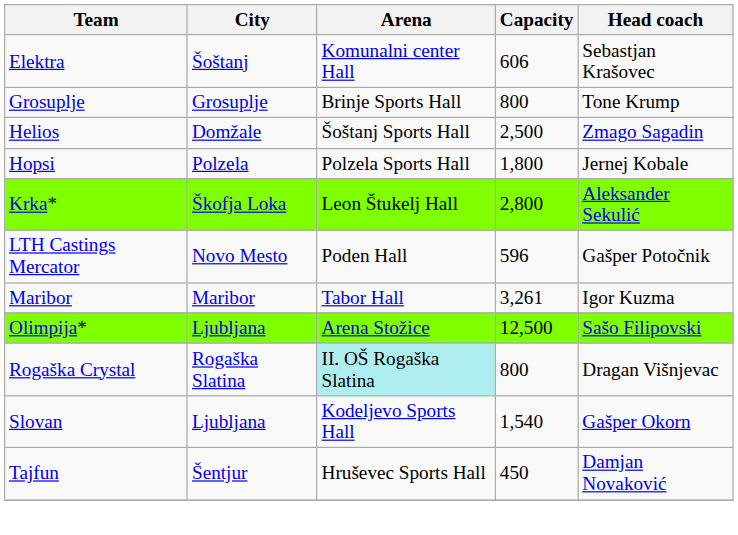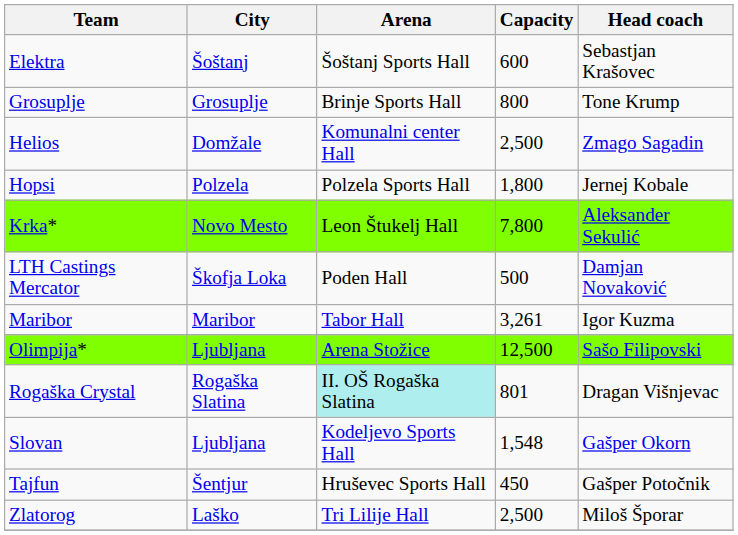(391, 60) Komunalni center Hall -> (396, 60) Šoštanj Sports Hall
(514, 60) 606 -> (514, 60) 600
(396, 132) Šoštanj Sports Hall -> (391, 143) Komunalni center Hall
(239, 204) Škofja Loka -> (240, 225) Novo Mesto
(521, 204) 2,800 -> (521, 225) 7,800
(240, 256) Novo Mesto -> (239, 278) Škofja Loka
(514, 256) 596 -> (514, 278) 500
(646, 256) Gašper Potočnik -> (624, 278) Damjan Novaković
(514, 369) 800 -> (514, 390) 801
(521, 421) 1,540 -> (521, 443) 1,548
(624, 473) Damjan Novaković -> (646, 484) Gašper Potočnik
+ row: (42, 514)
